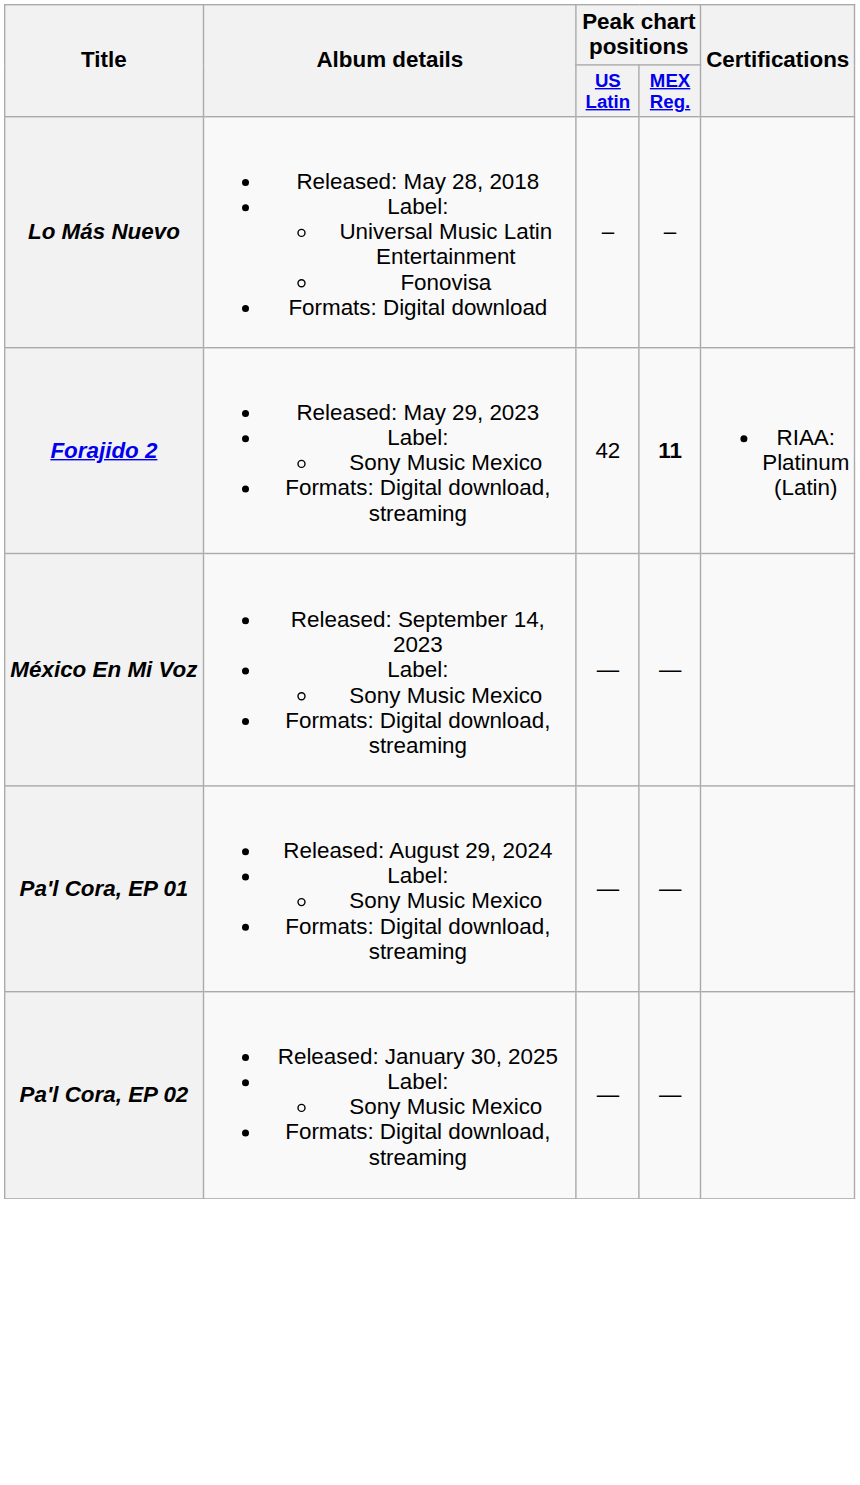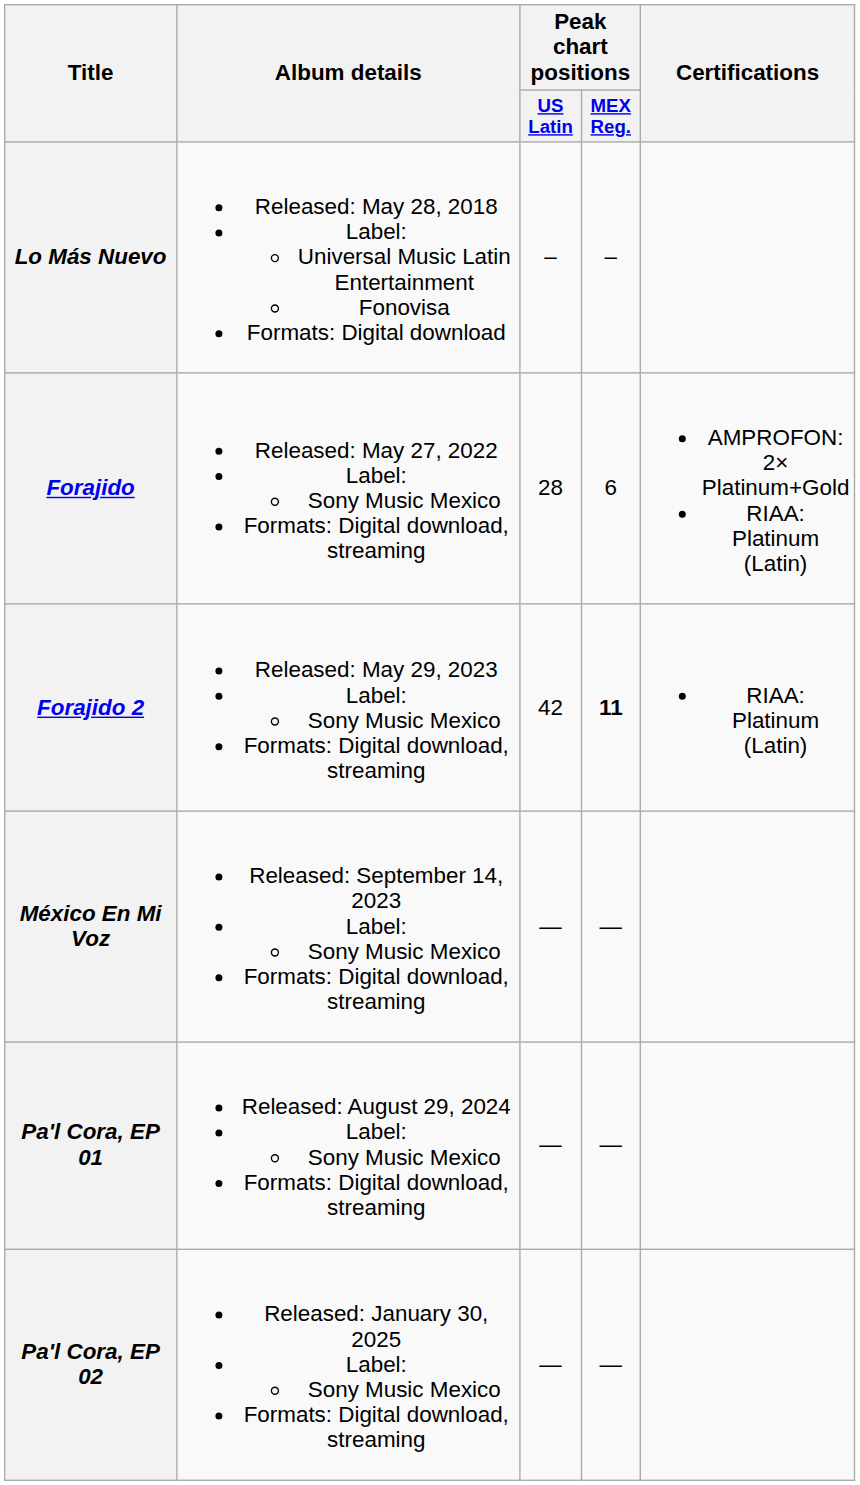+ row: (91, 488)
